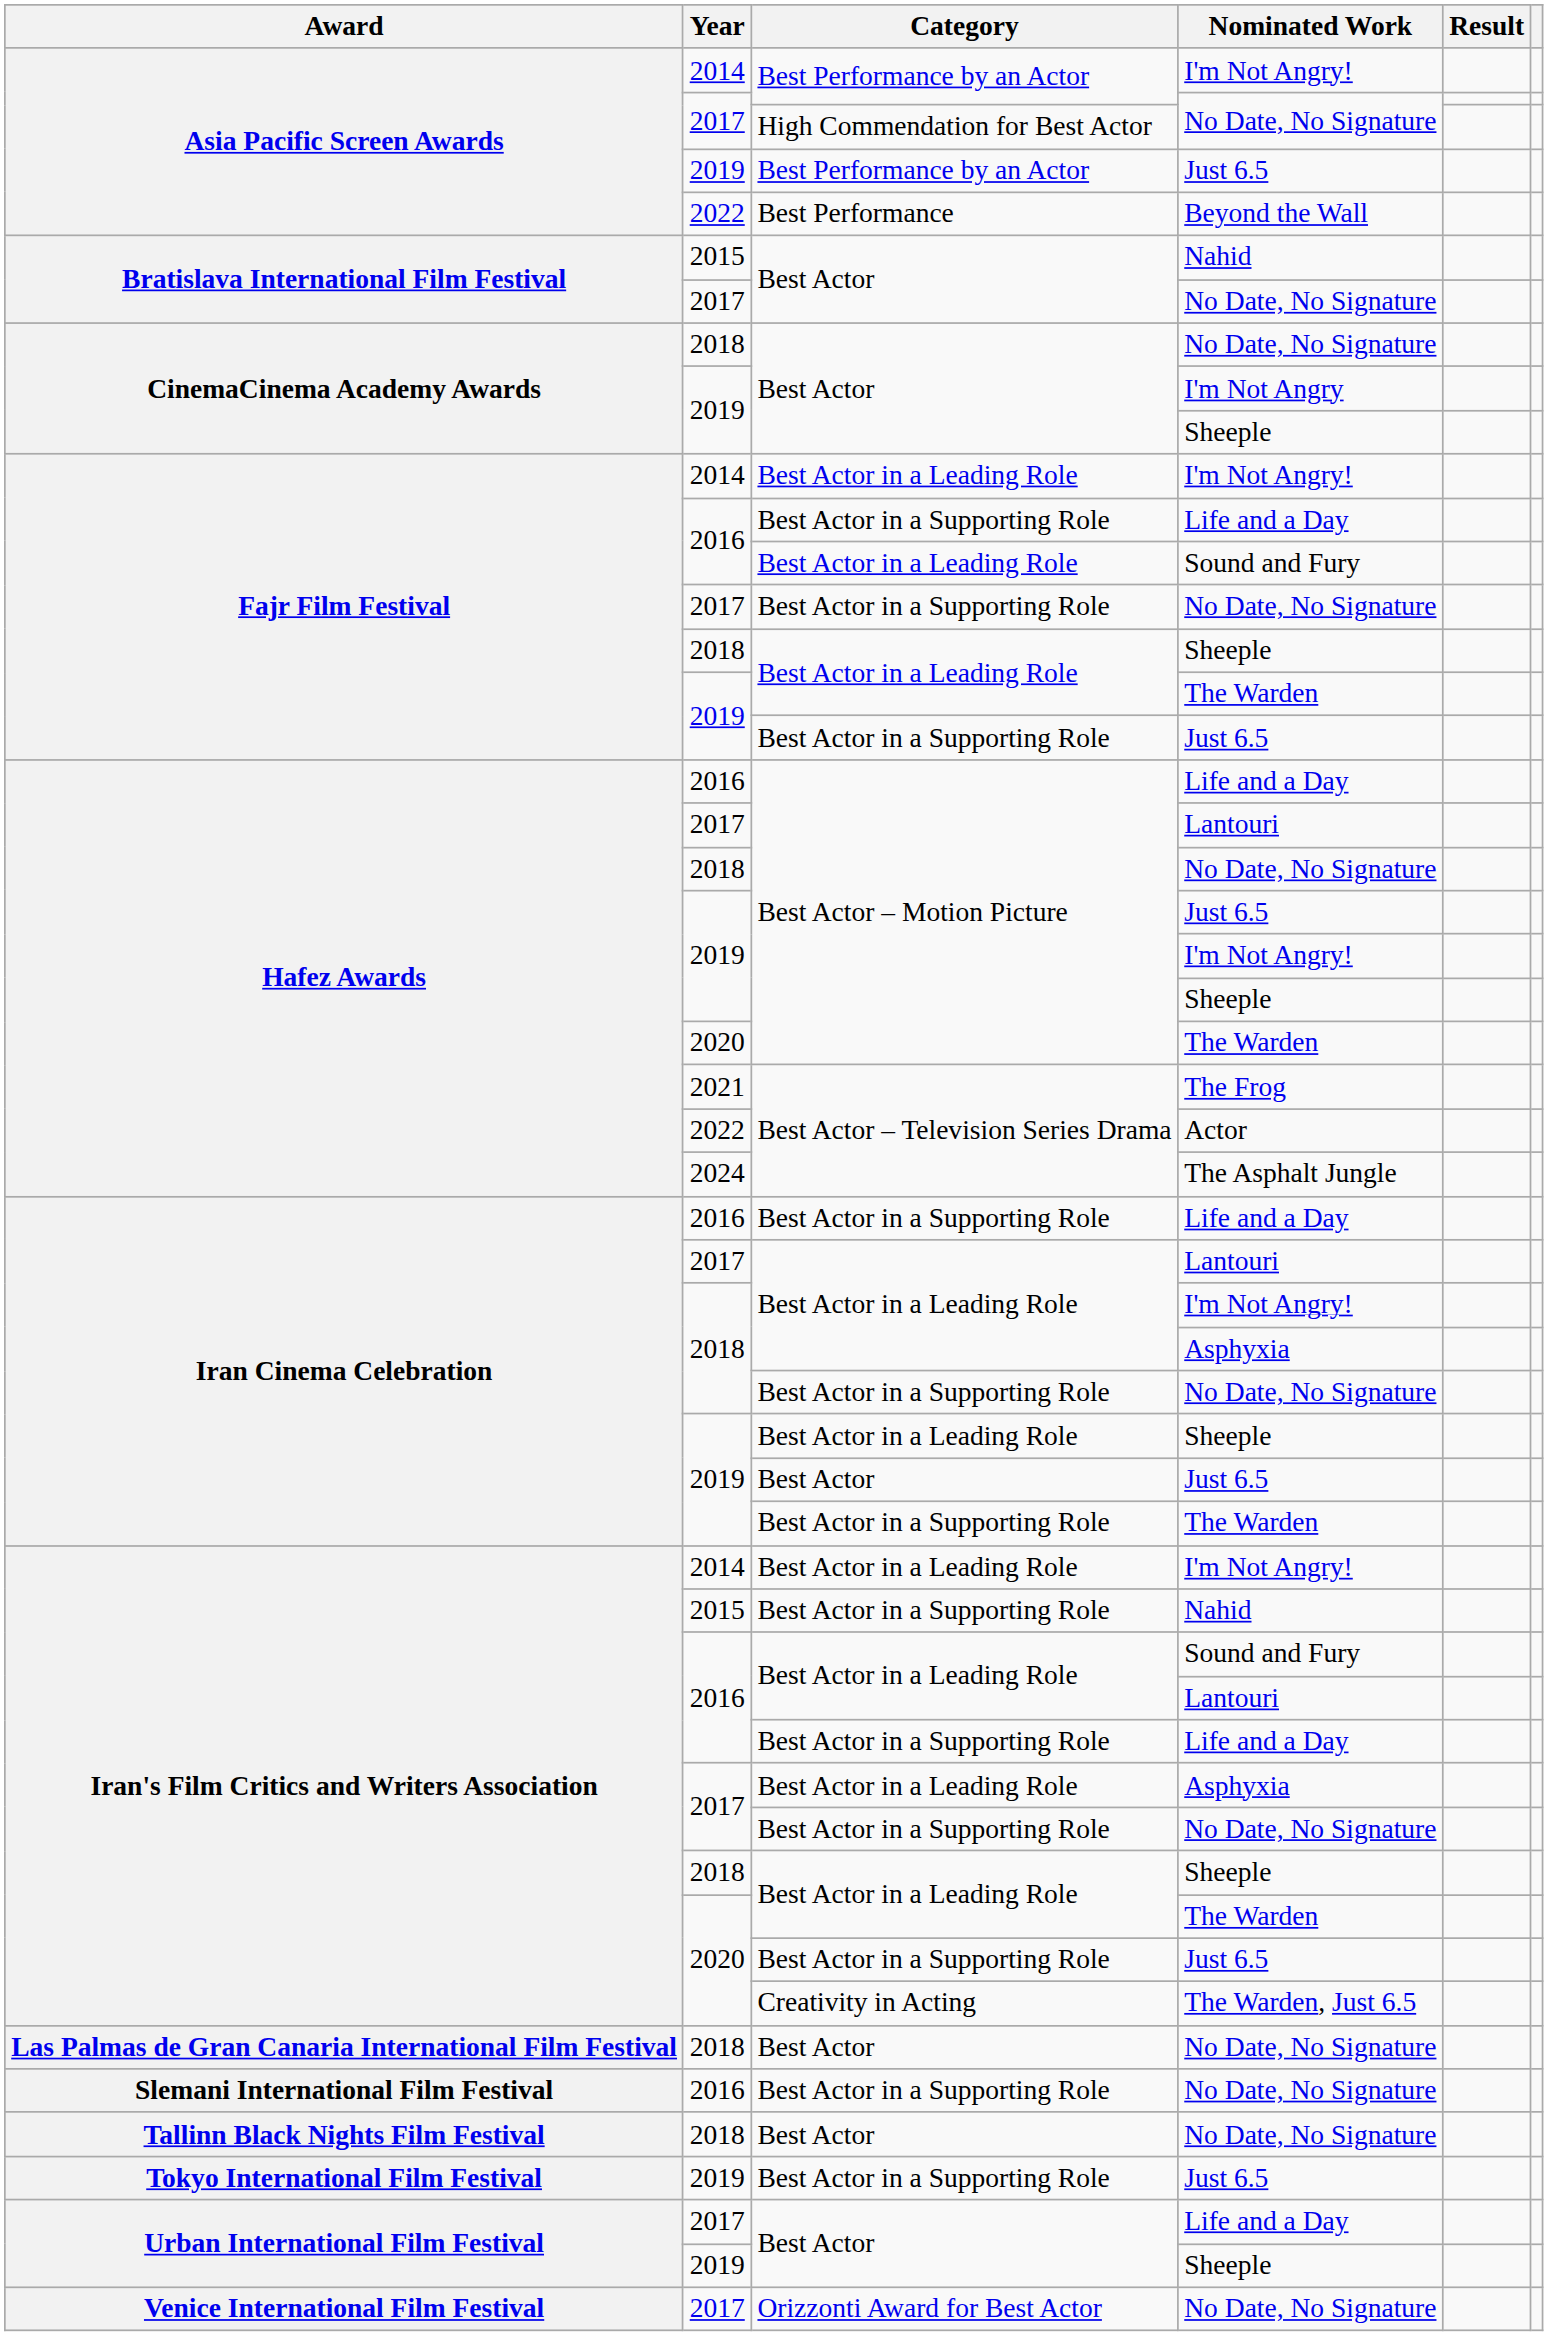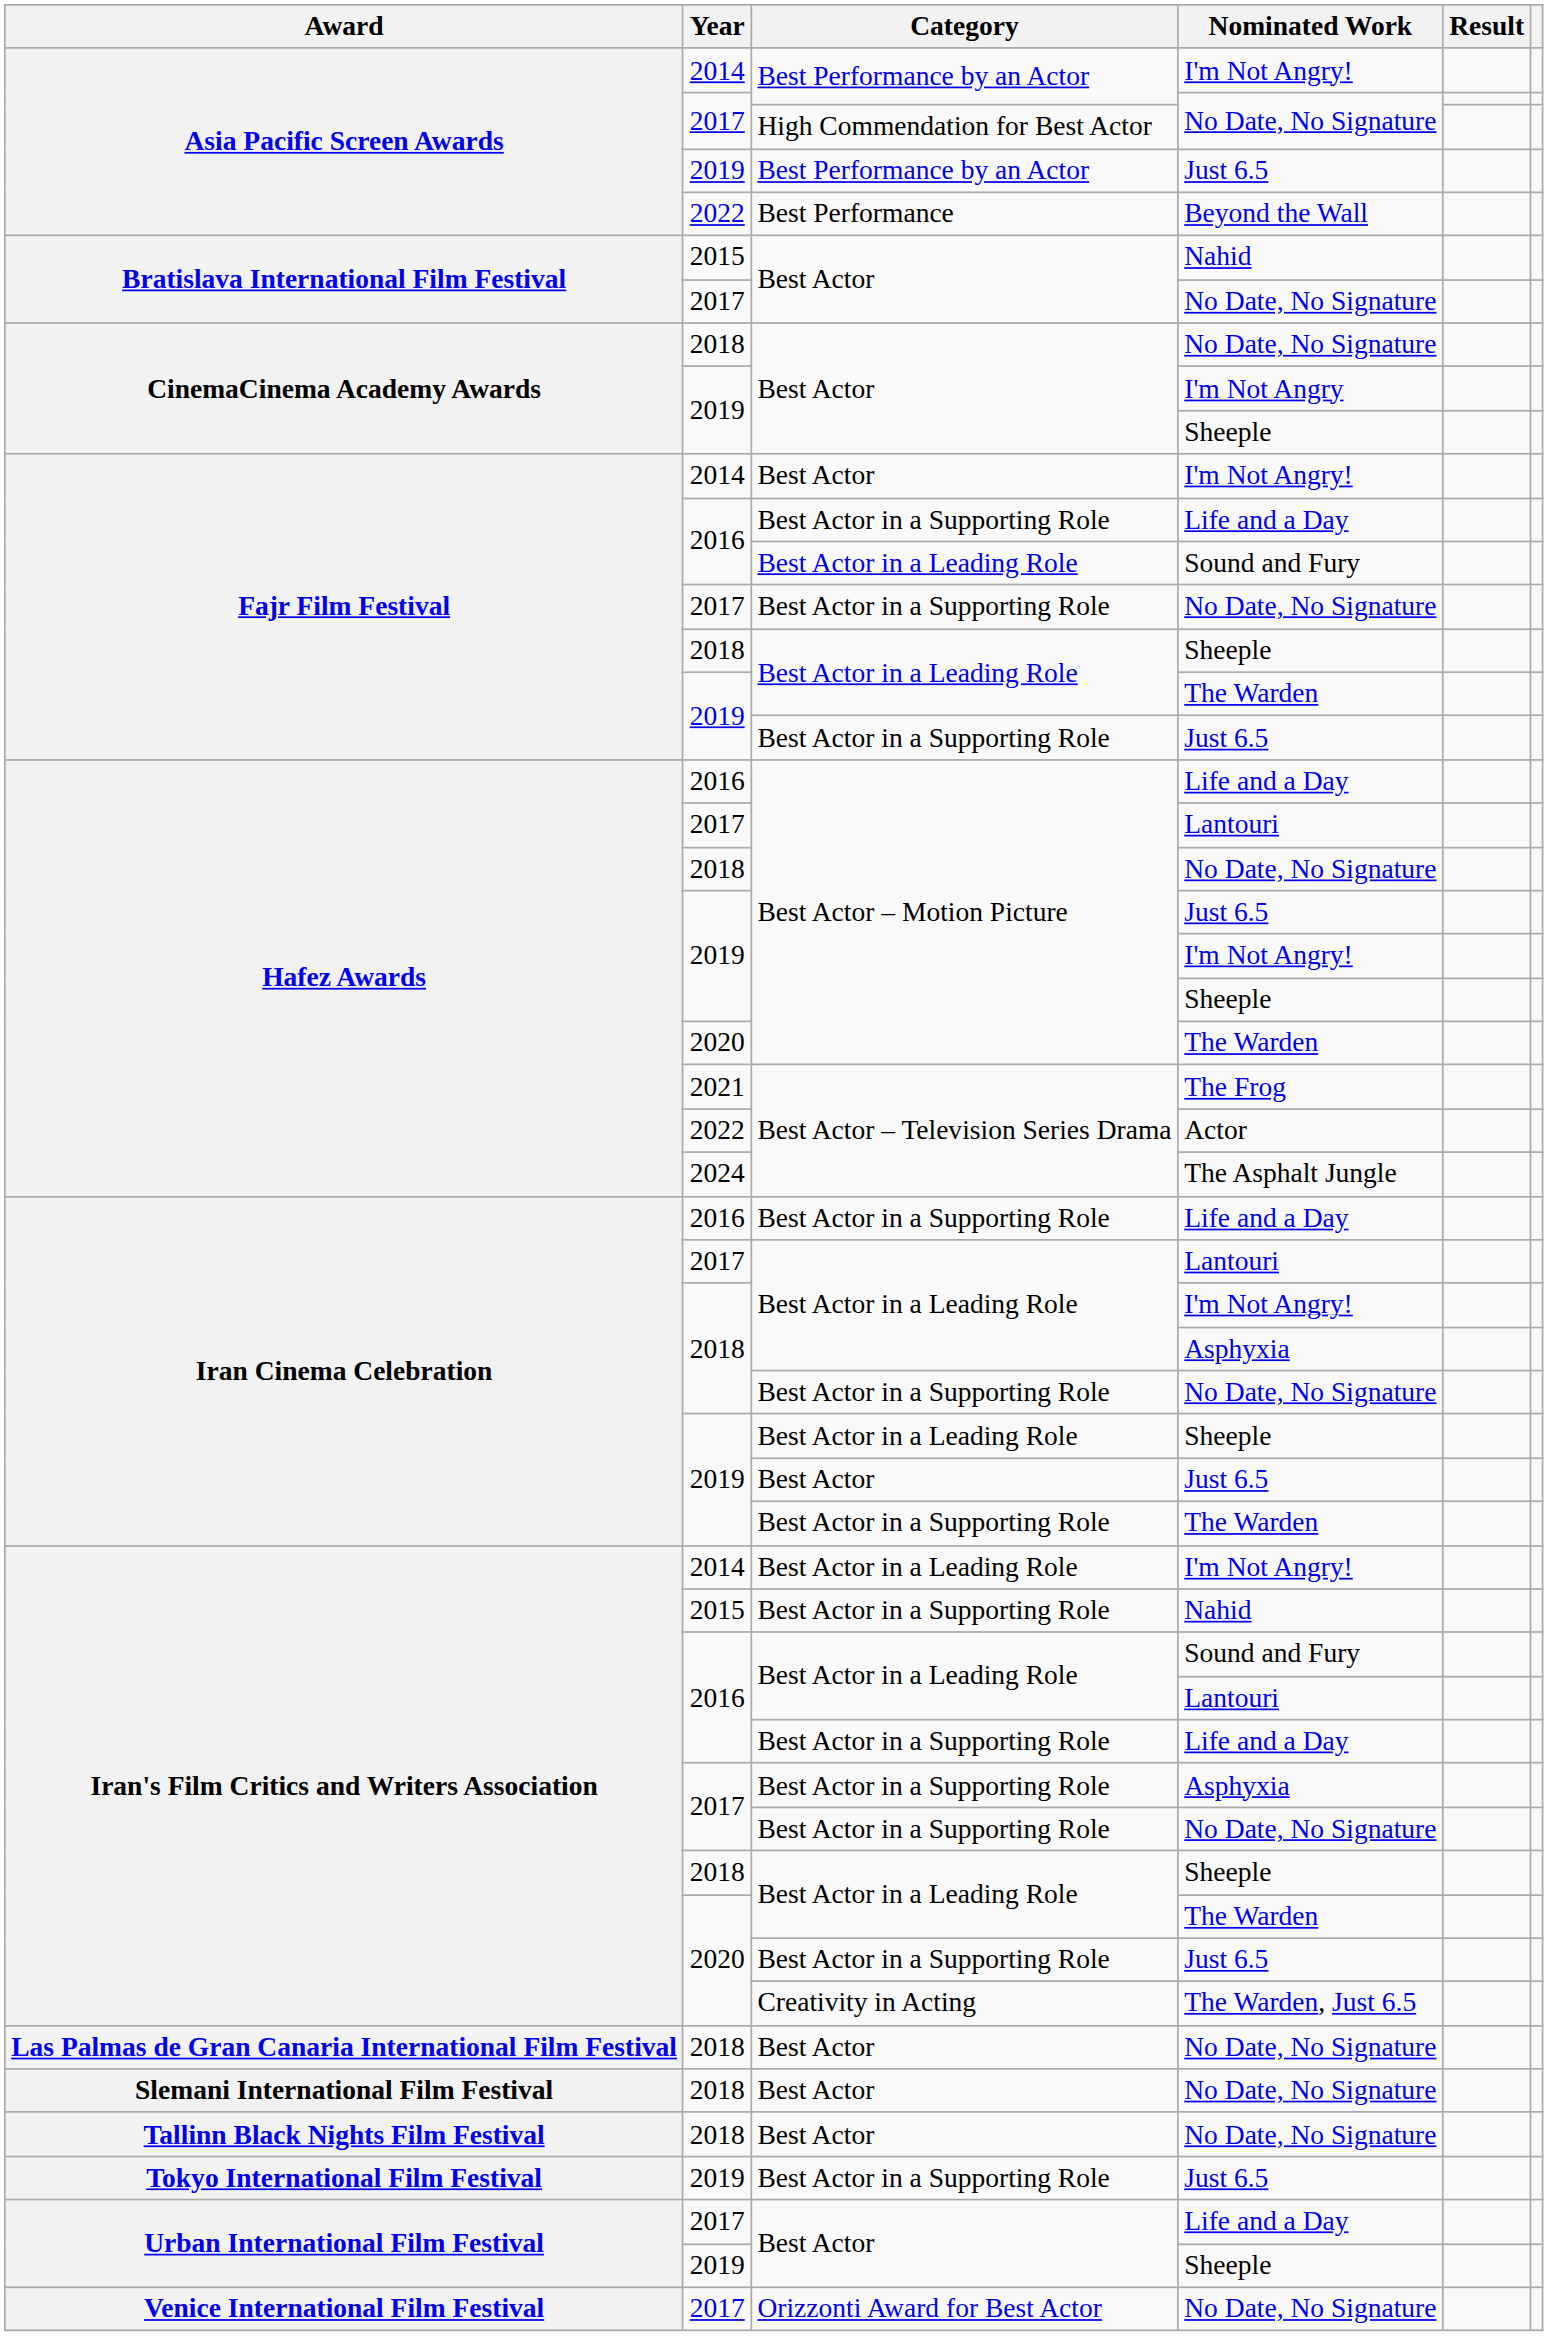(918, 475) Best Actor in a Leading Role -> (816, 475) Best Actor
(918, 1784) Best Actor in a Leading Role -> (934, 1784) Best Actor in a Supporting Role
(717, 2090) 2016 -> (717, 2090) 2018
(934, 2090) Best Actor in a Supporting Role -> (816, 2090) Best Actor
